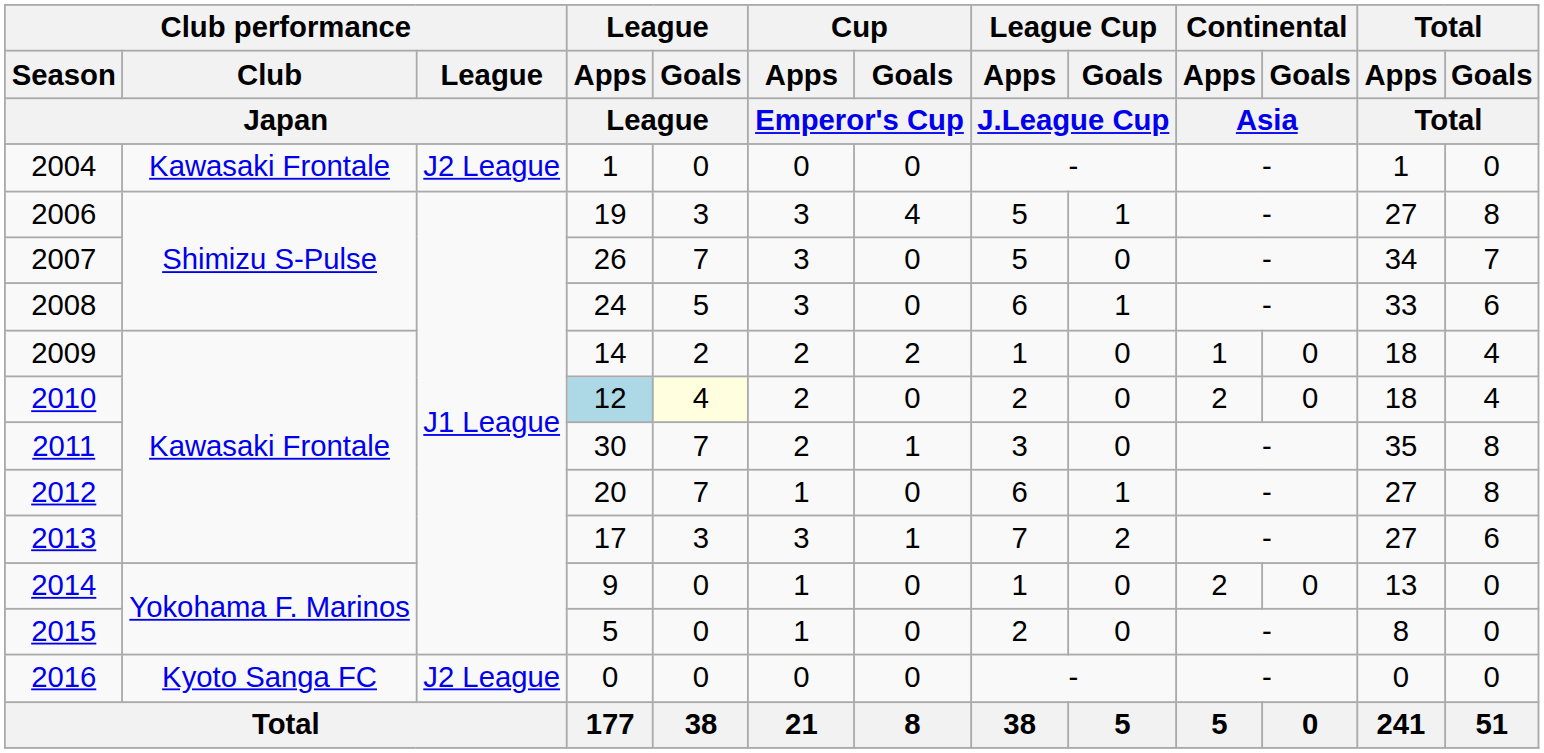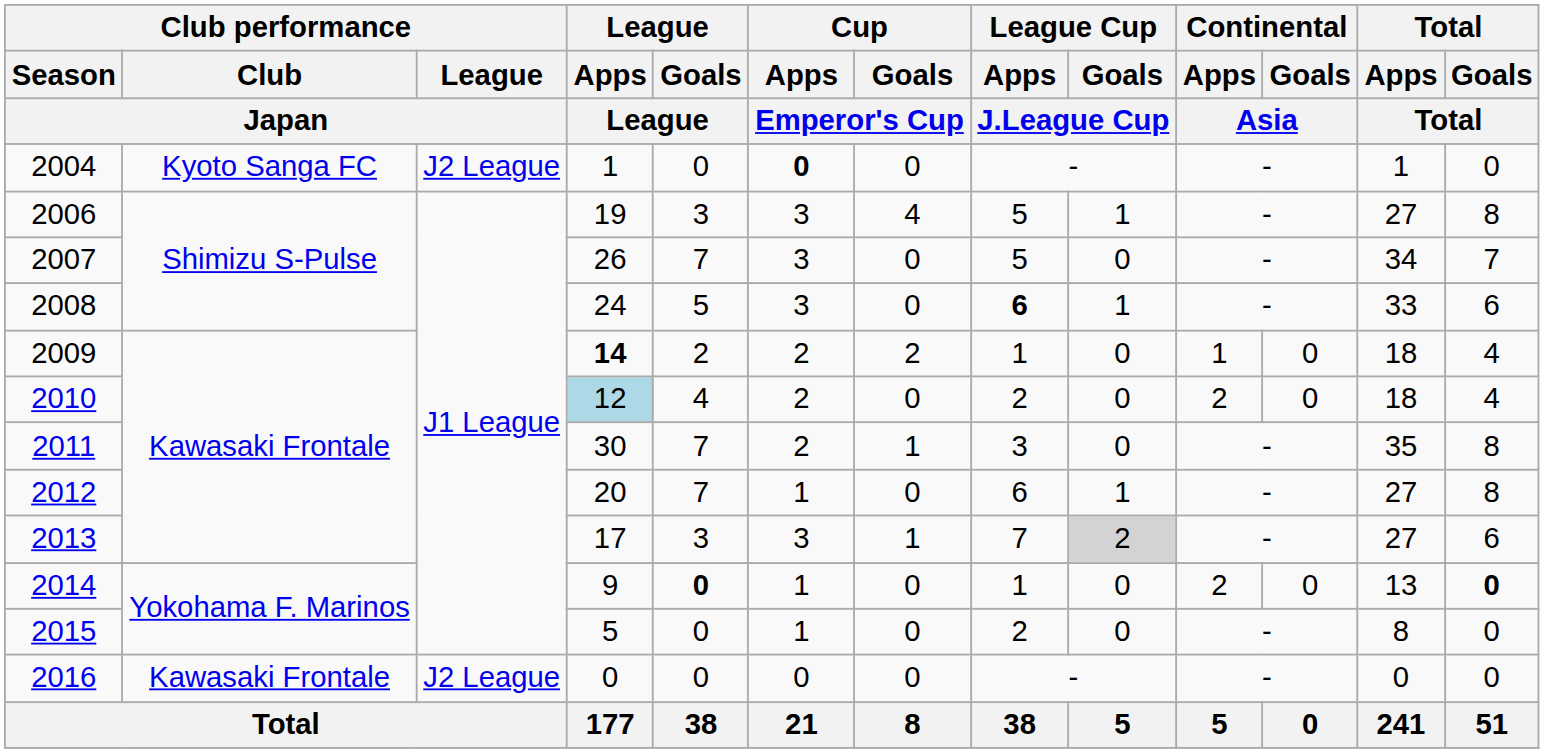(270, 167) Kawasaki Frontale -> (270, 167) Kyoto Sanga FC
(801, 167) normal -> (801, 167) bold
(1020, 306) normal -> (1020, 306) bold
(610, 352) normal -> (610, 352) bold
(701, 399) lightyellow background -> (701, 399) no background
(1122, 538) no background -> (1122, 538) lightgrey background
(701, 584) normal -> (701, 584) bold
(1492, 584) normal -> (1492, 584) bold
(270, 677) Kyoto Sanga FC -> (270, 677) Kawasaki Frontale
